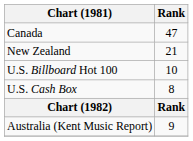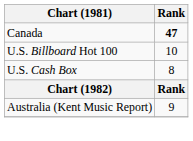(171, 32) normal -> (171, 32) bold
- row: (39, 51)
